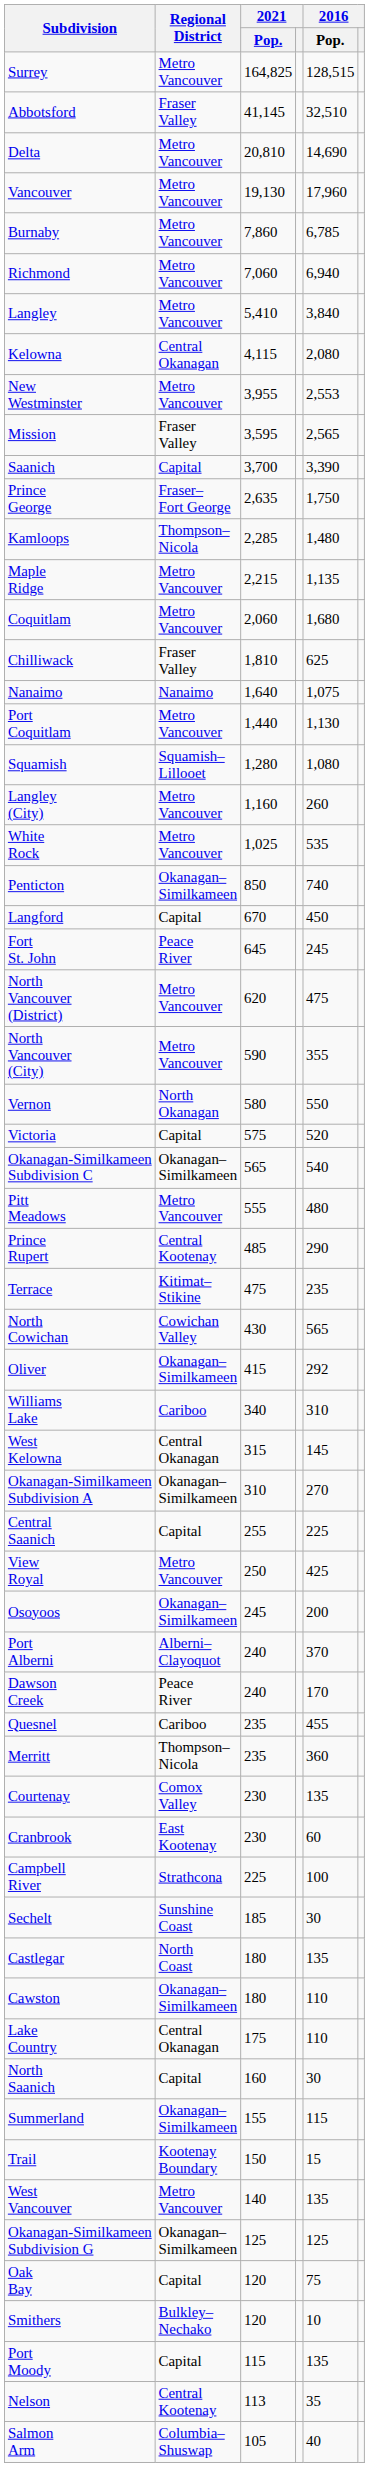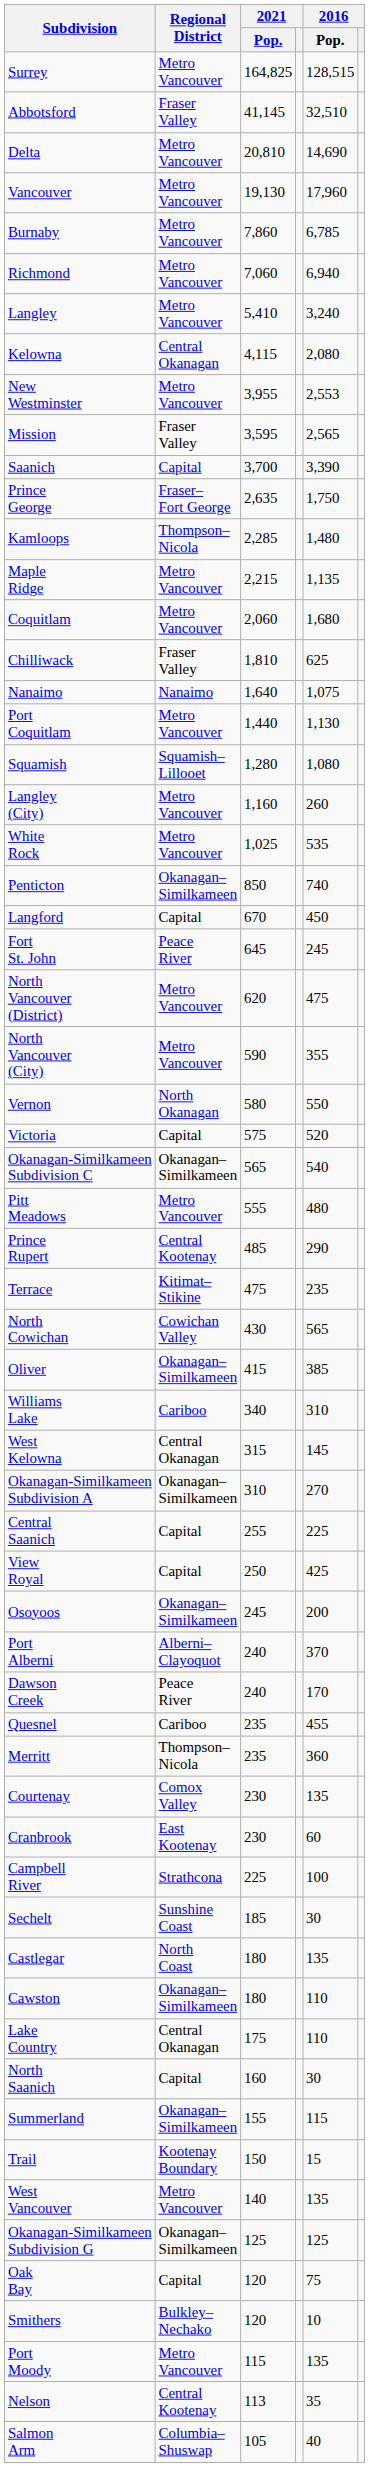(323, 313) 3,840 -> (323, 313) 3,240
(317, 1369) 292 -> (317, 1369) 385
(190, 1571) Metro Vancouver -> (180, 1571) Capital
(180, 2361) Capital -> (190, 2361) Metro Vancouver
